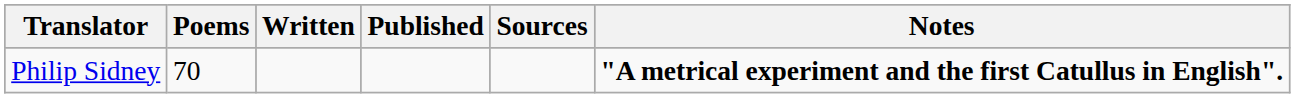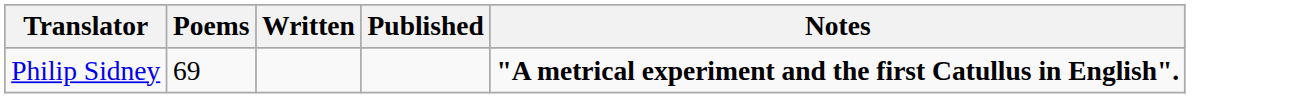- column: (542, 26)
(187, 69) 70 -> (187, 69) 69
